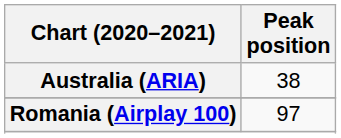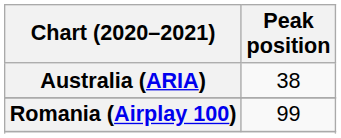(288, 114) 97 -> (288, 114) 99
